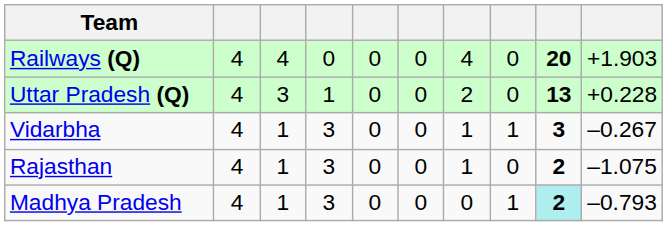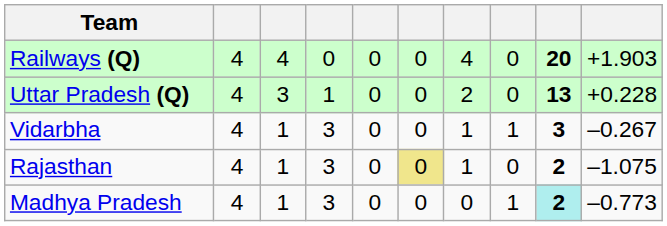(421, 166) no background -> (421, 166) khaki background
(622, 202) –0.793 -> (622, 202) –0.773
